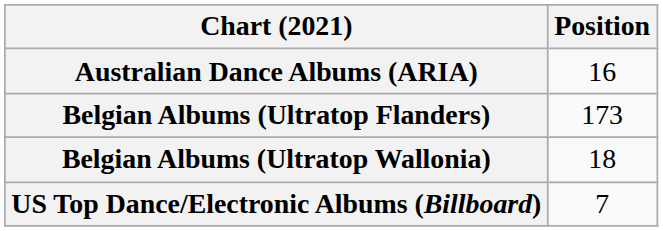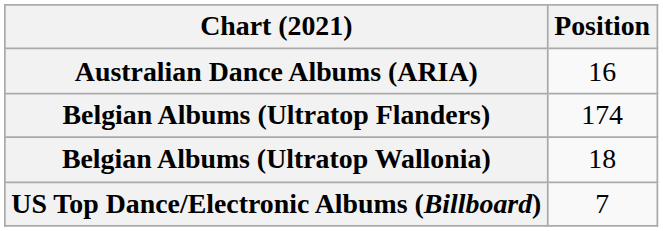(602, 114) 173 -> (602, 114) 174
